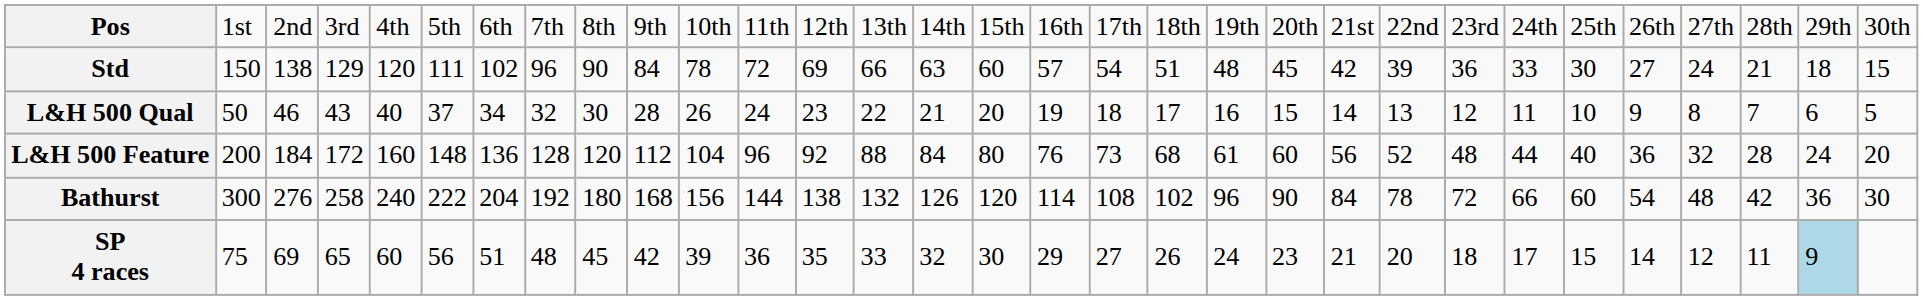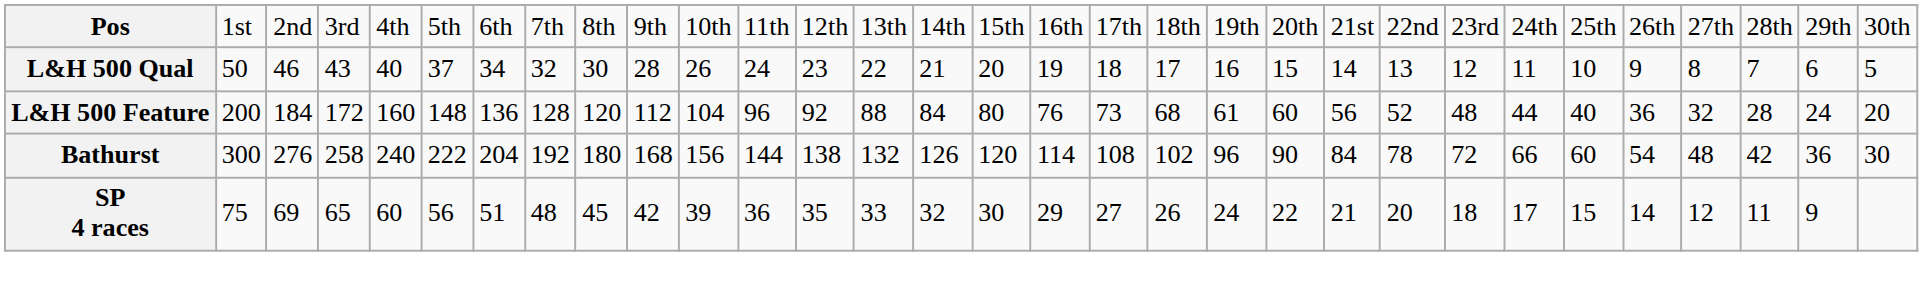- row: (110, 68)
(1285, 256) 23 -> (1285, 213) 22
(1812, 256) lightblue background -> (1812, 213) no background
